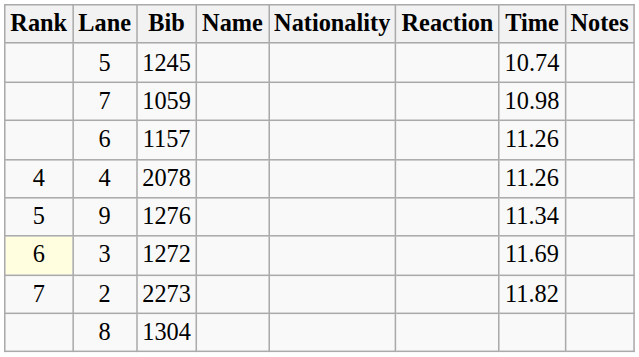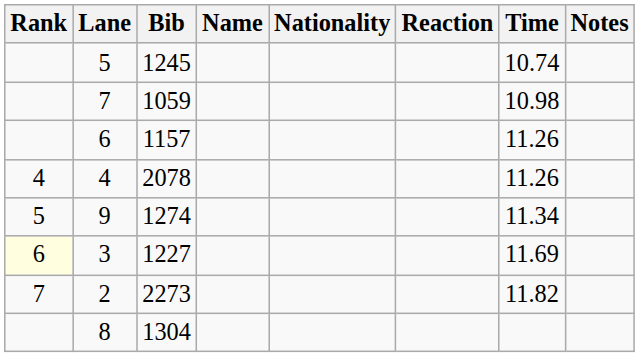(167, 216) 1276 -> (167, 216) 1274
(167, 255) 1272 -> (167, 255) 1227
